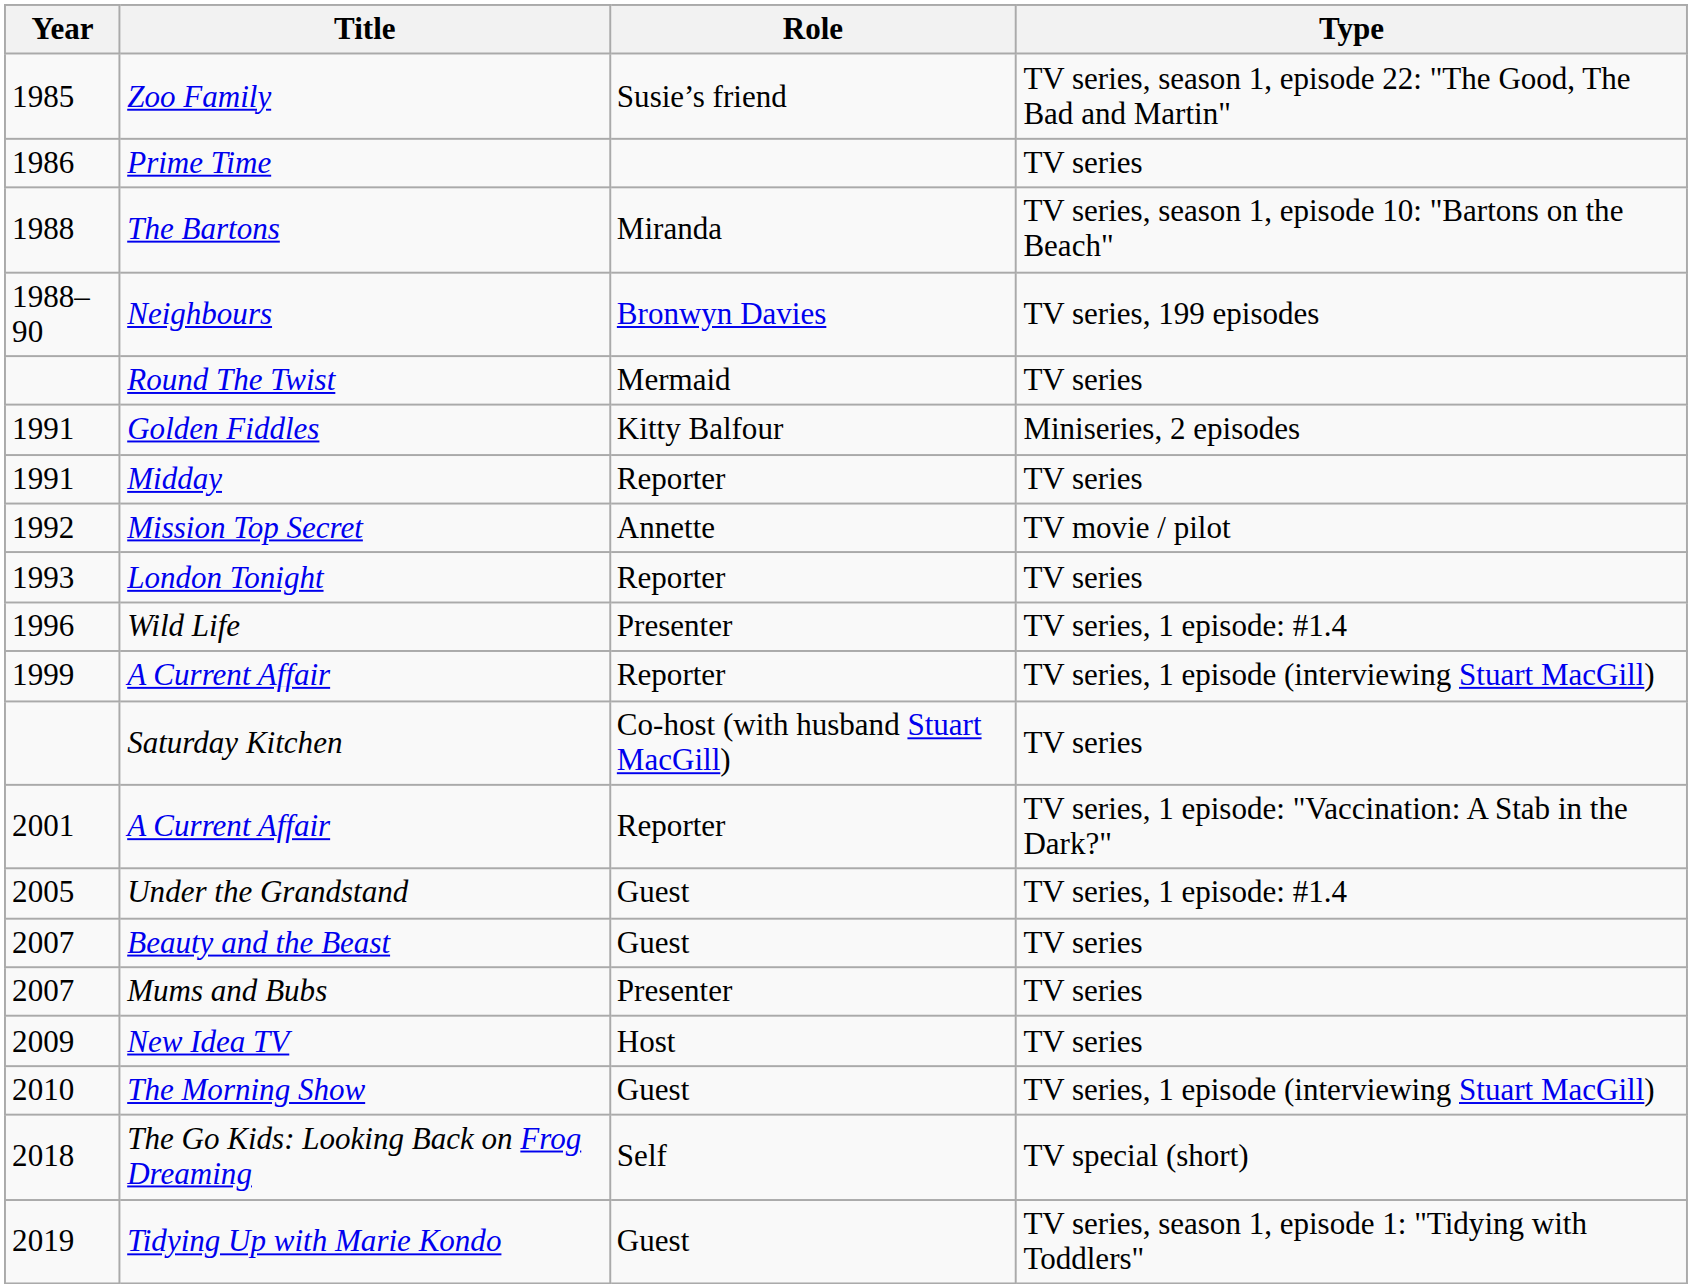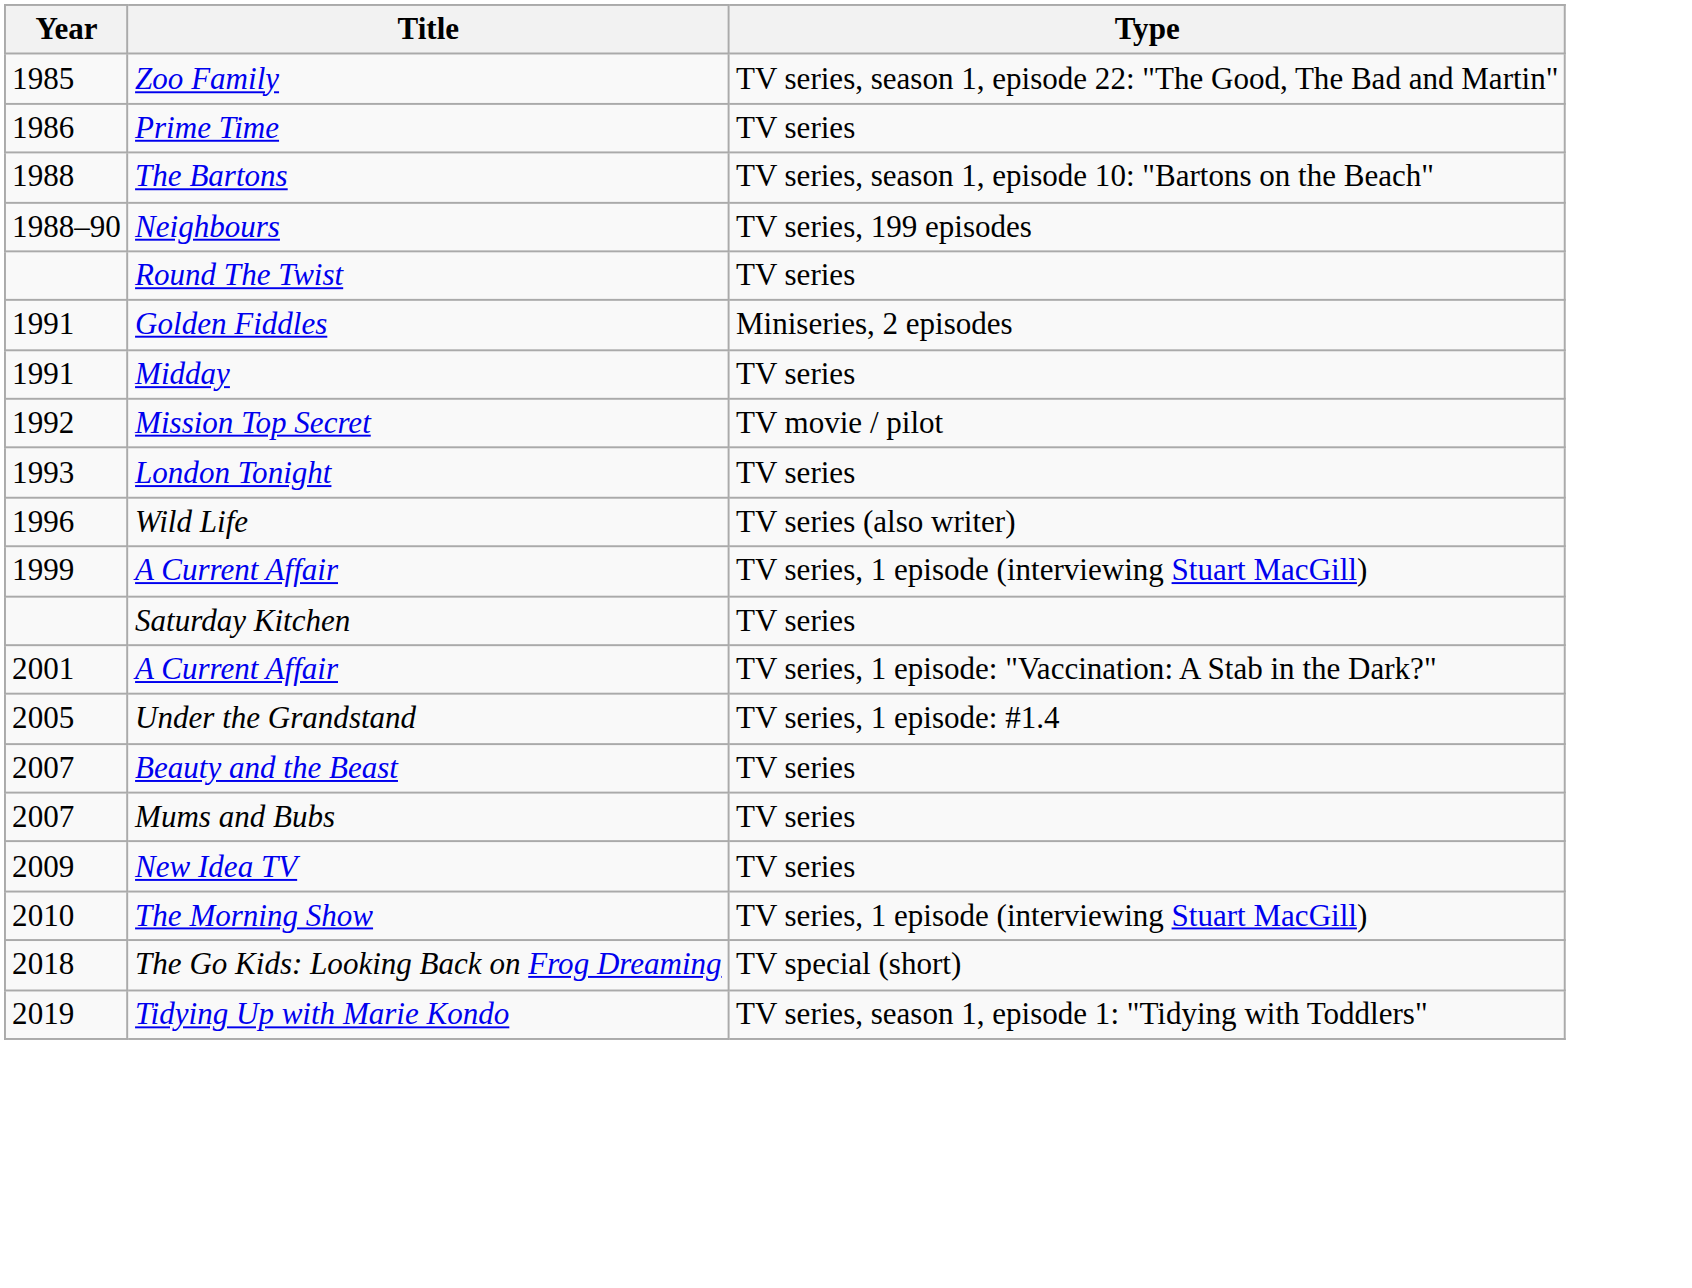- column: (813, 29)
(1185, 626) TV series, 1 episode: #1.4 -> (876, 521) TV series (also writer)
